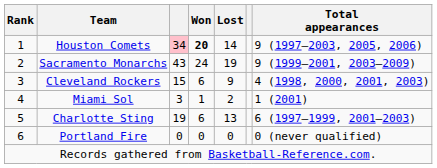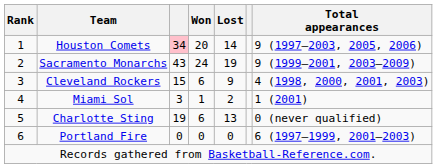(201, 45) bold -> (201, 45) normal
(335, 118) 6 (1997–1999, 2001–2003) -> (318, 118) 0 (never qualified)
(318, 136) 0 (never qualified) -> (335, 136) 6 (1997–1999, 2001–2003)
